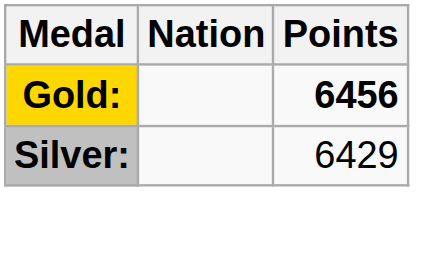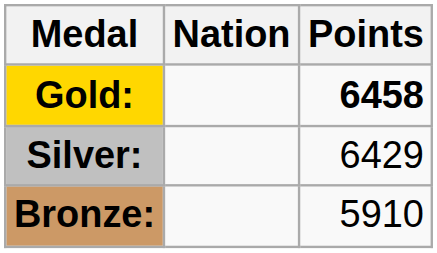(357, 94) 6456 -> (382, 94) 6458
+ row: (85, 214)
